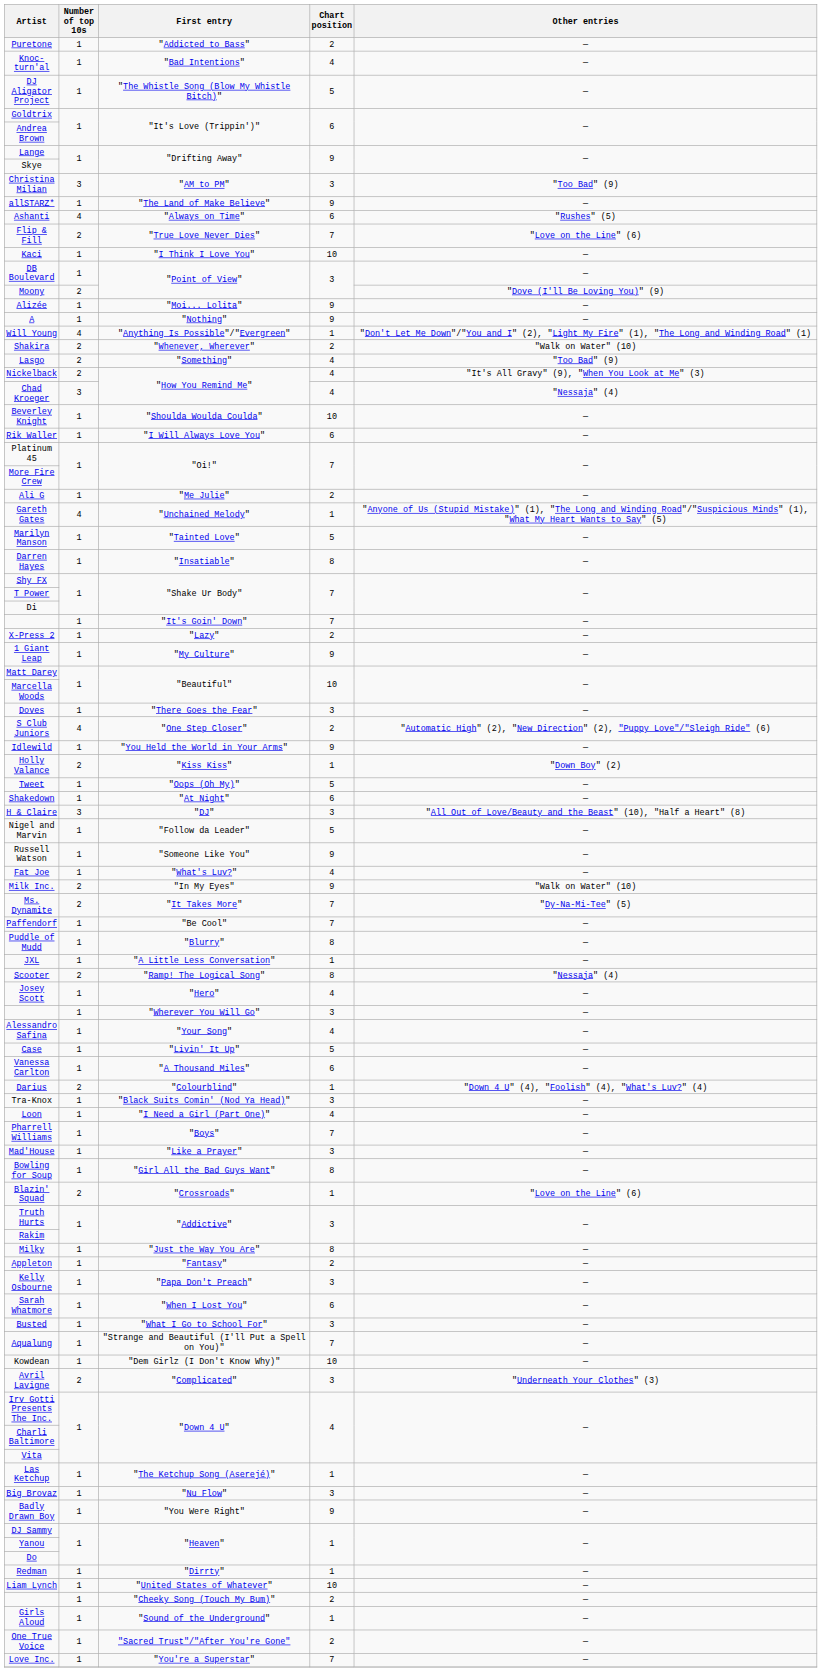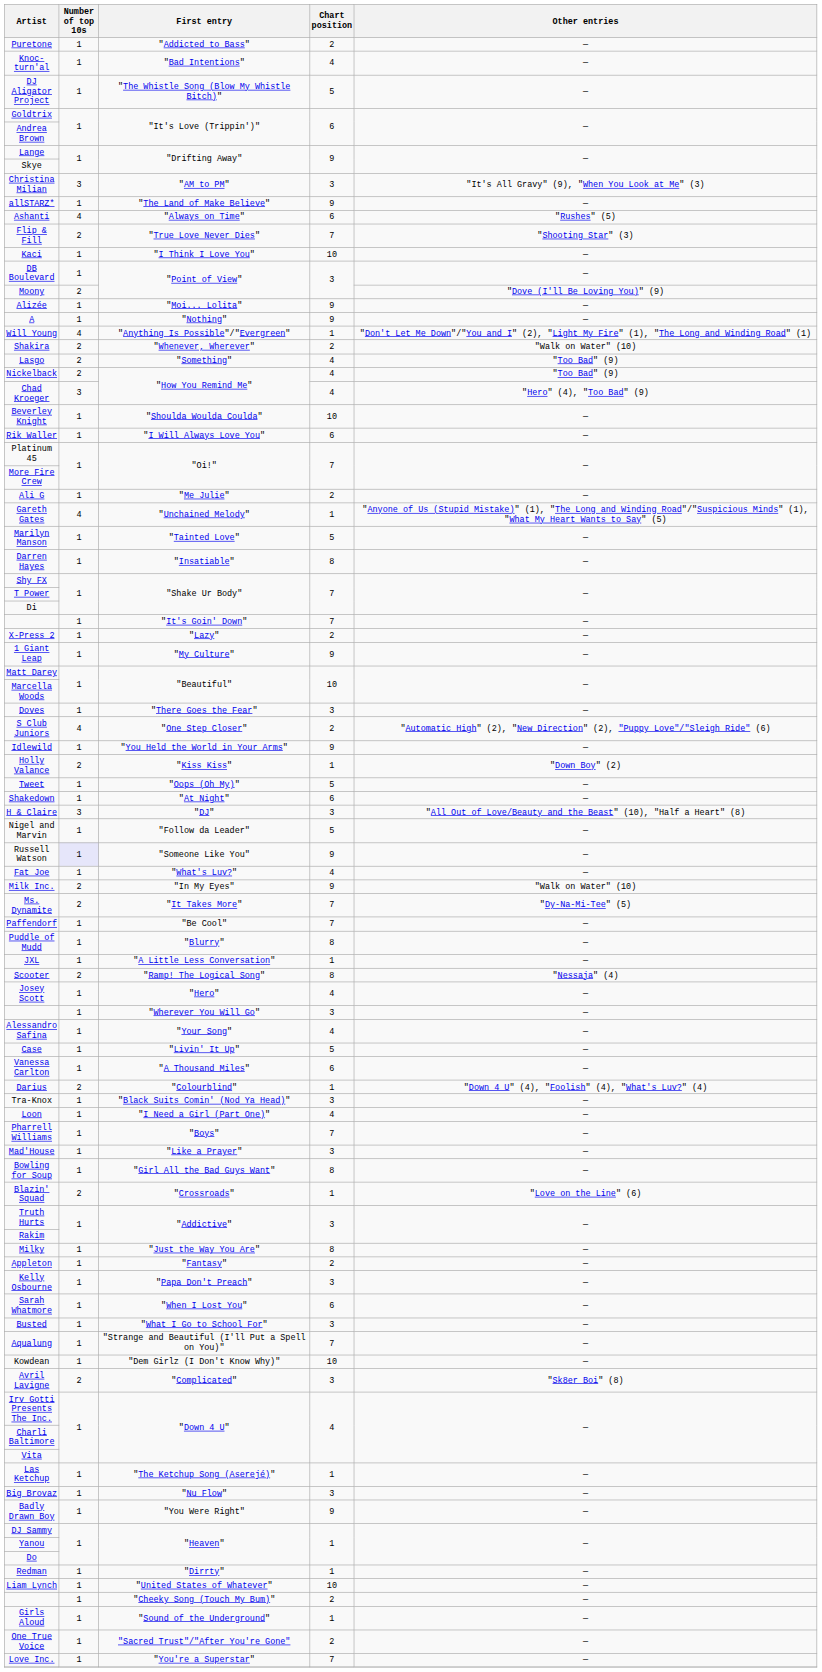(585, 185) "Too Bad" (9) -> (585, 185) "It's All Gravy" (9), "When You Look at Me" (3)
(585, 236) "Love on the Line" (6) -> (585, 236) "Shooting Star" (3)
(585, 374) "It's All Gravy" (9), "When You Look at Me" (3) -> (585, 374) "Too Bad" (9)
(585, 393) "Nessaja" (4) -> (586, 393) "Hero" (4), "Too Bad" (9)
(79, 854) no background -> (79, 854) lavender background
(586, 1380) "Underneath Your Clothes" (3) -> (586, 1380) "Sk8er Boi" (8)
